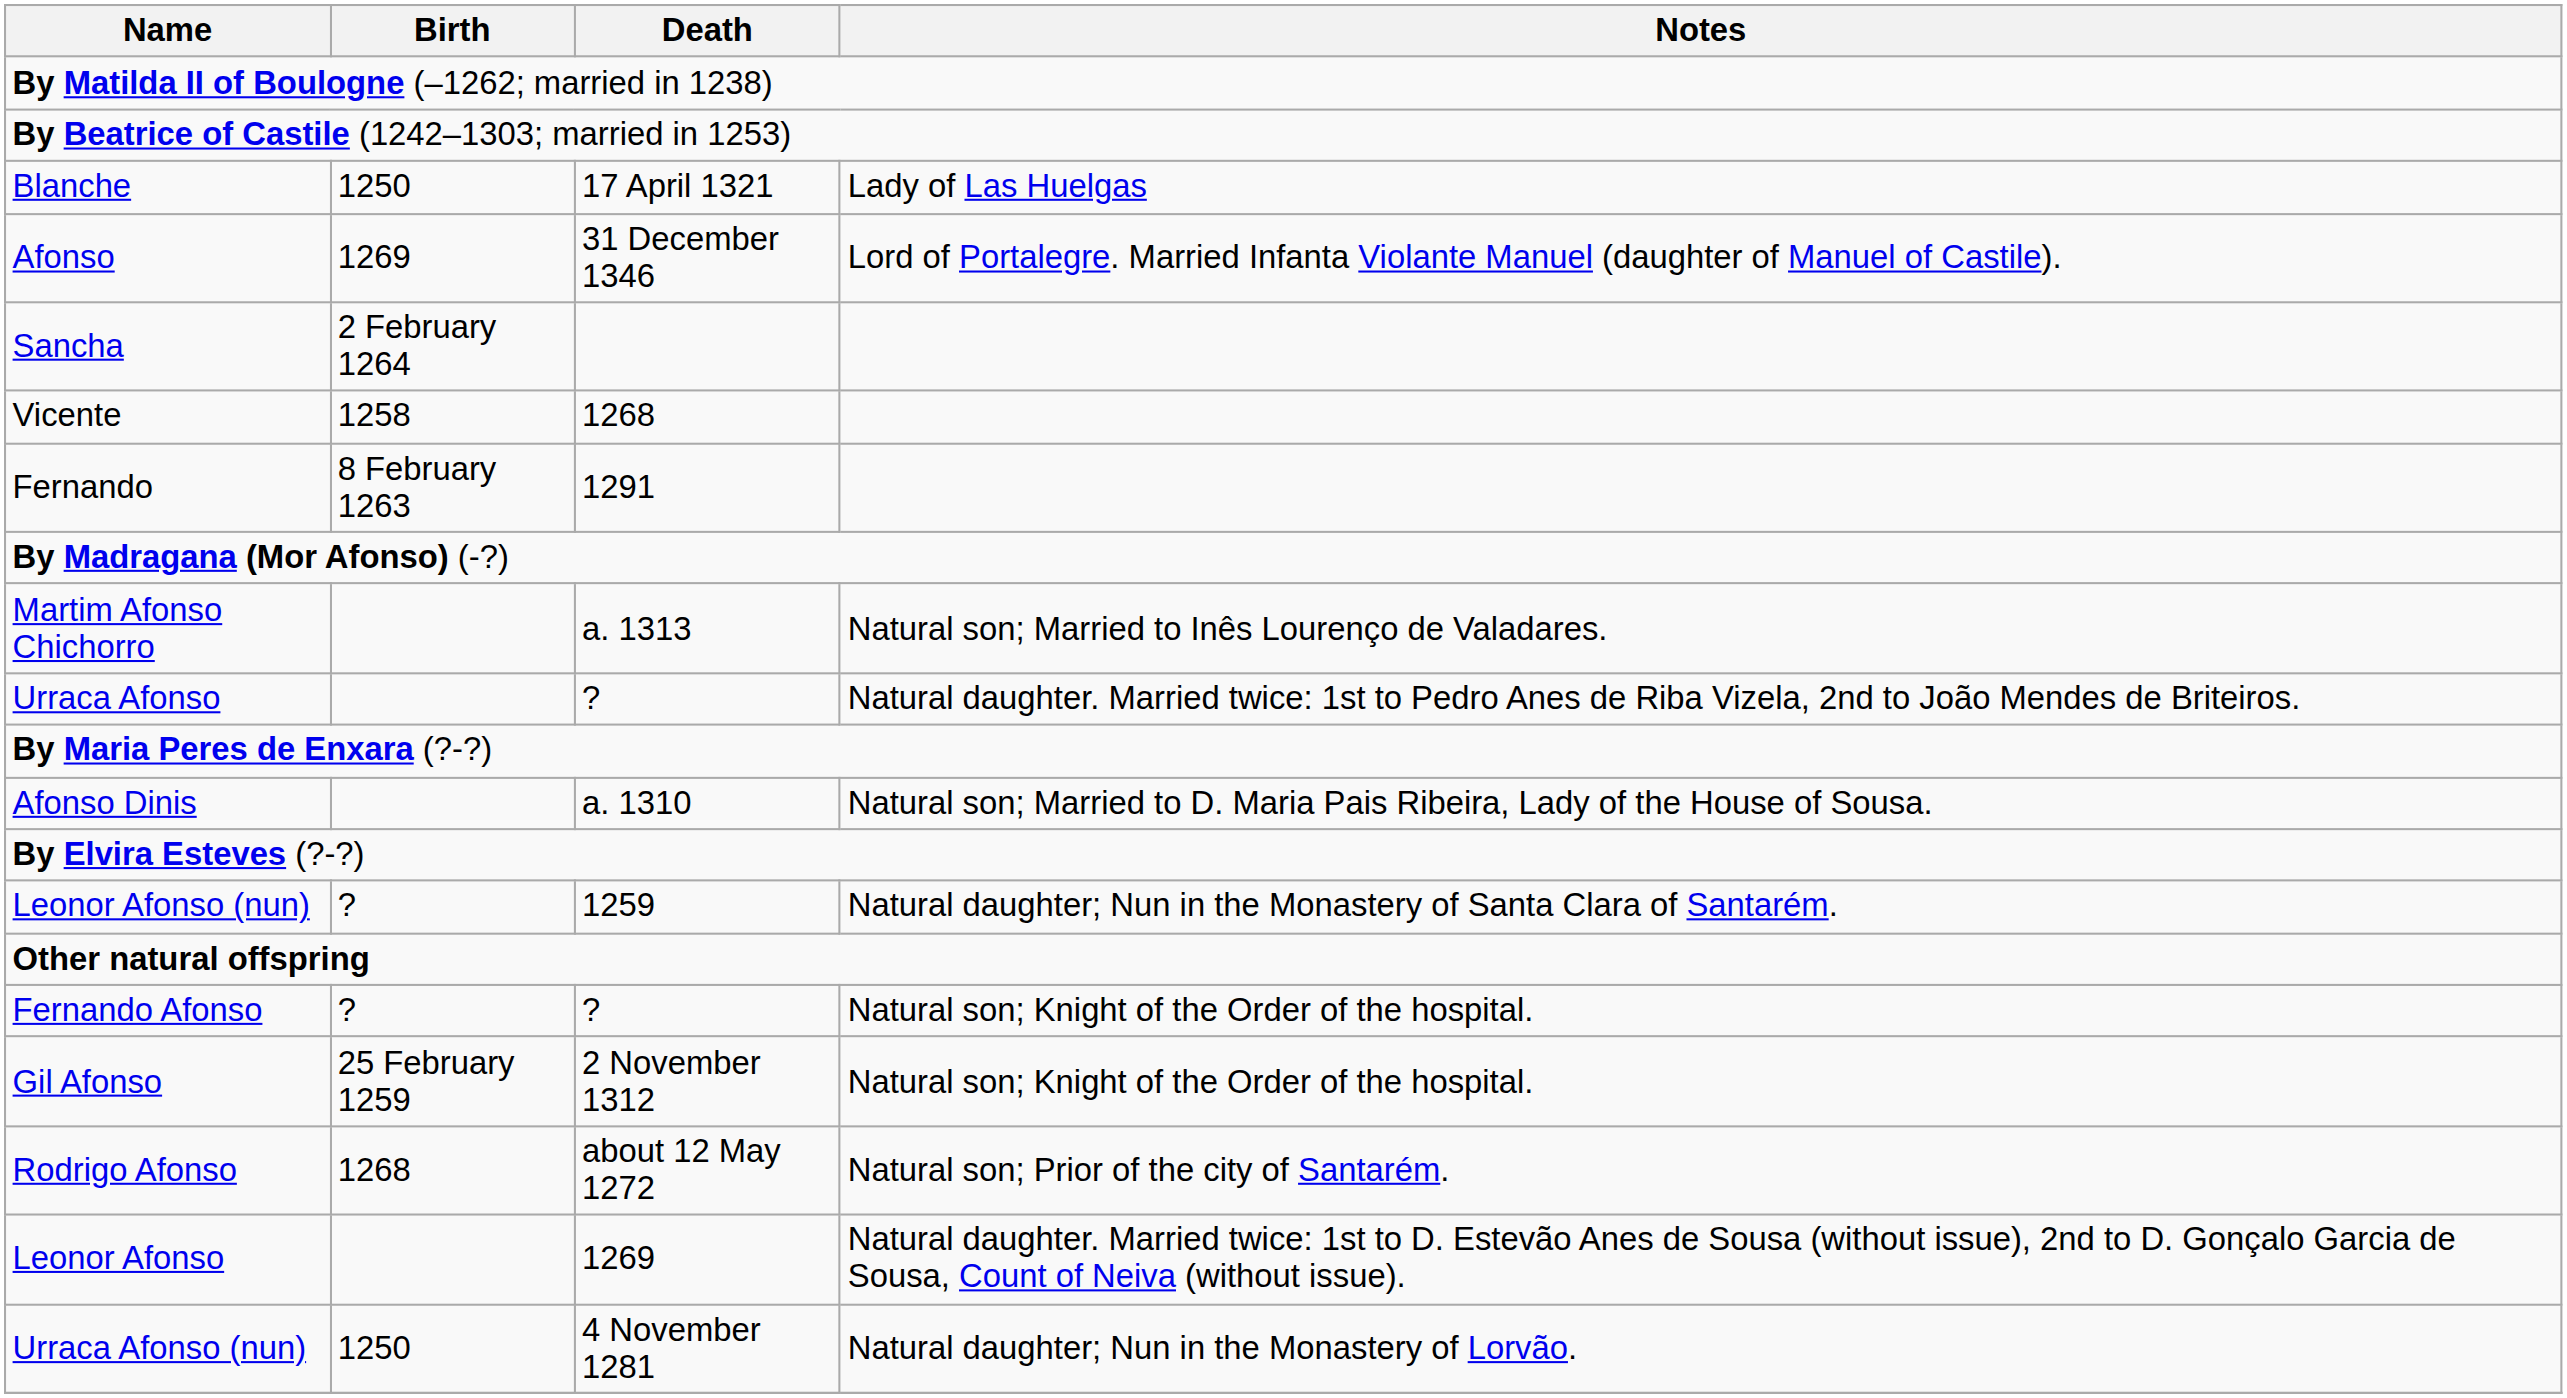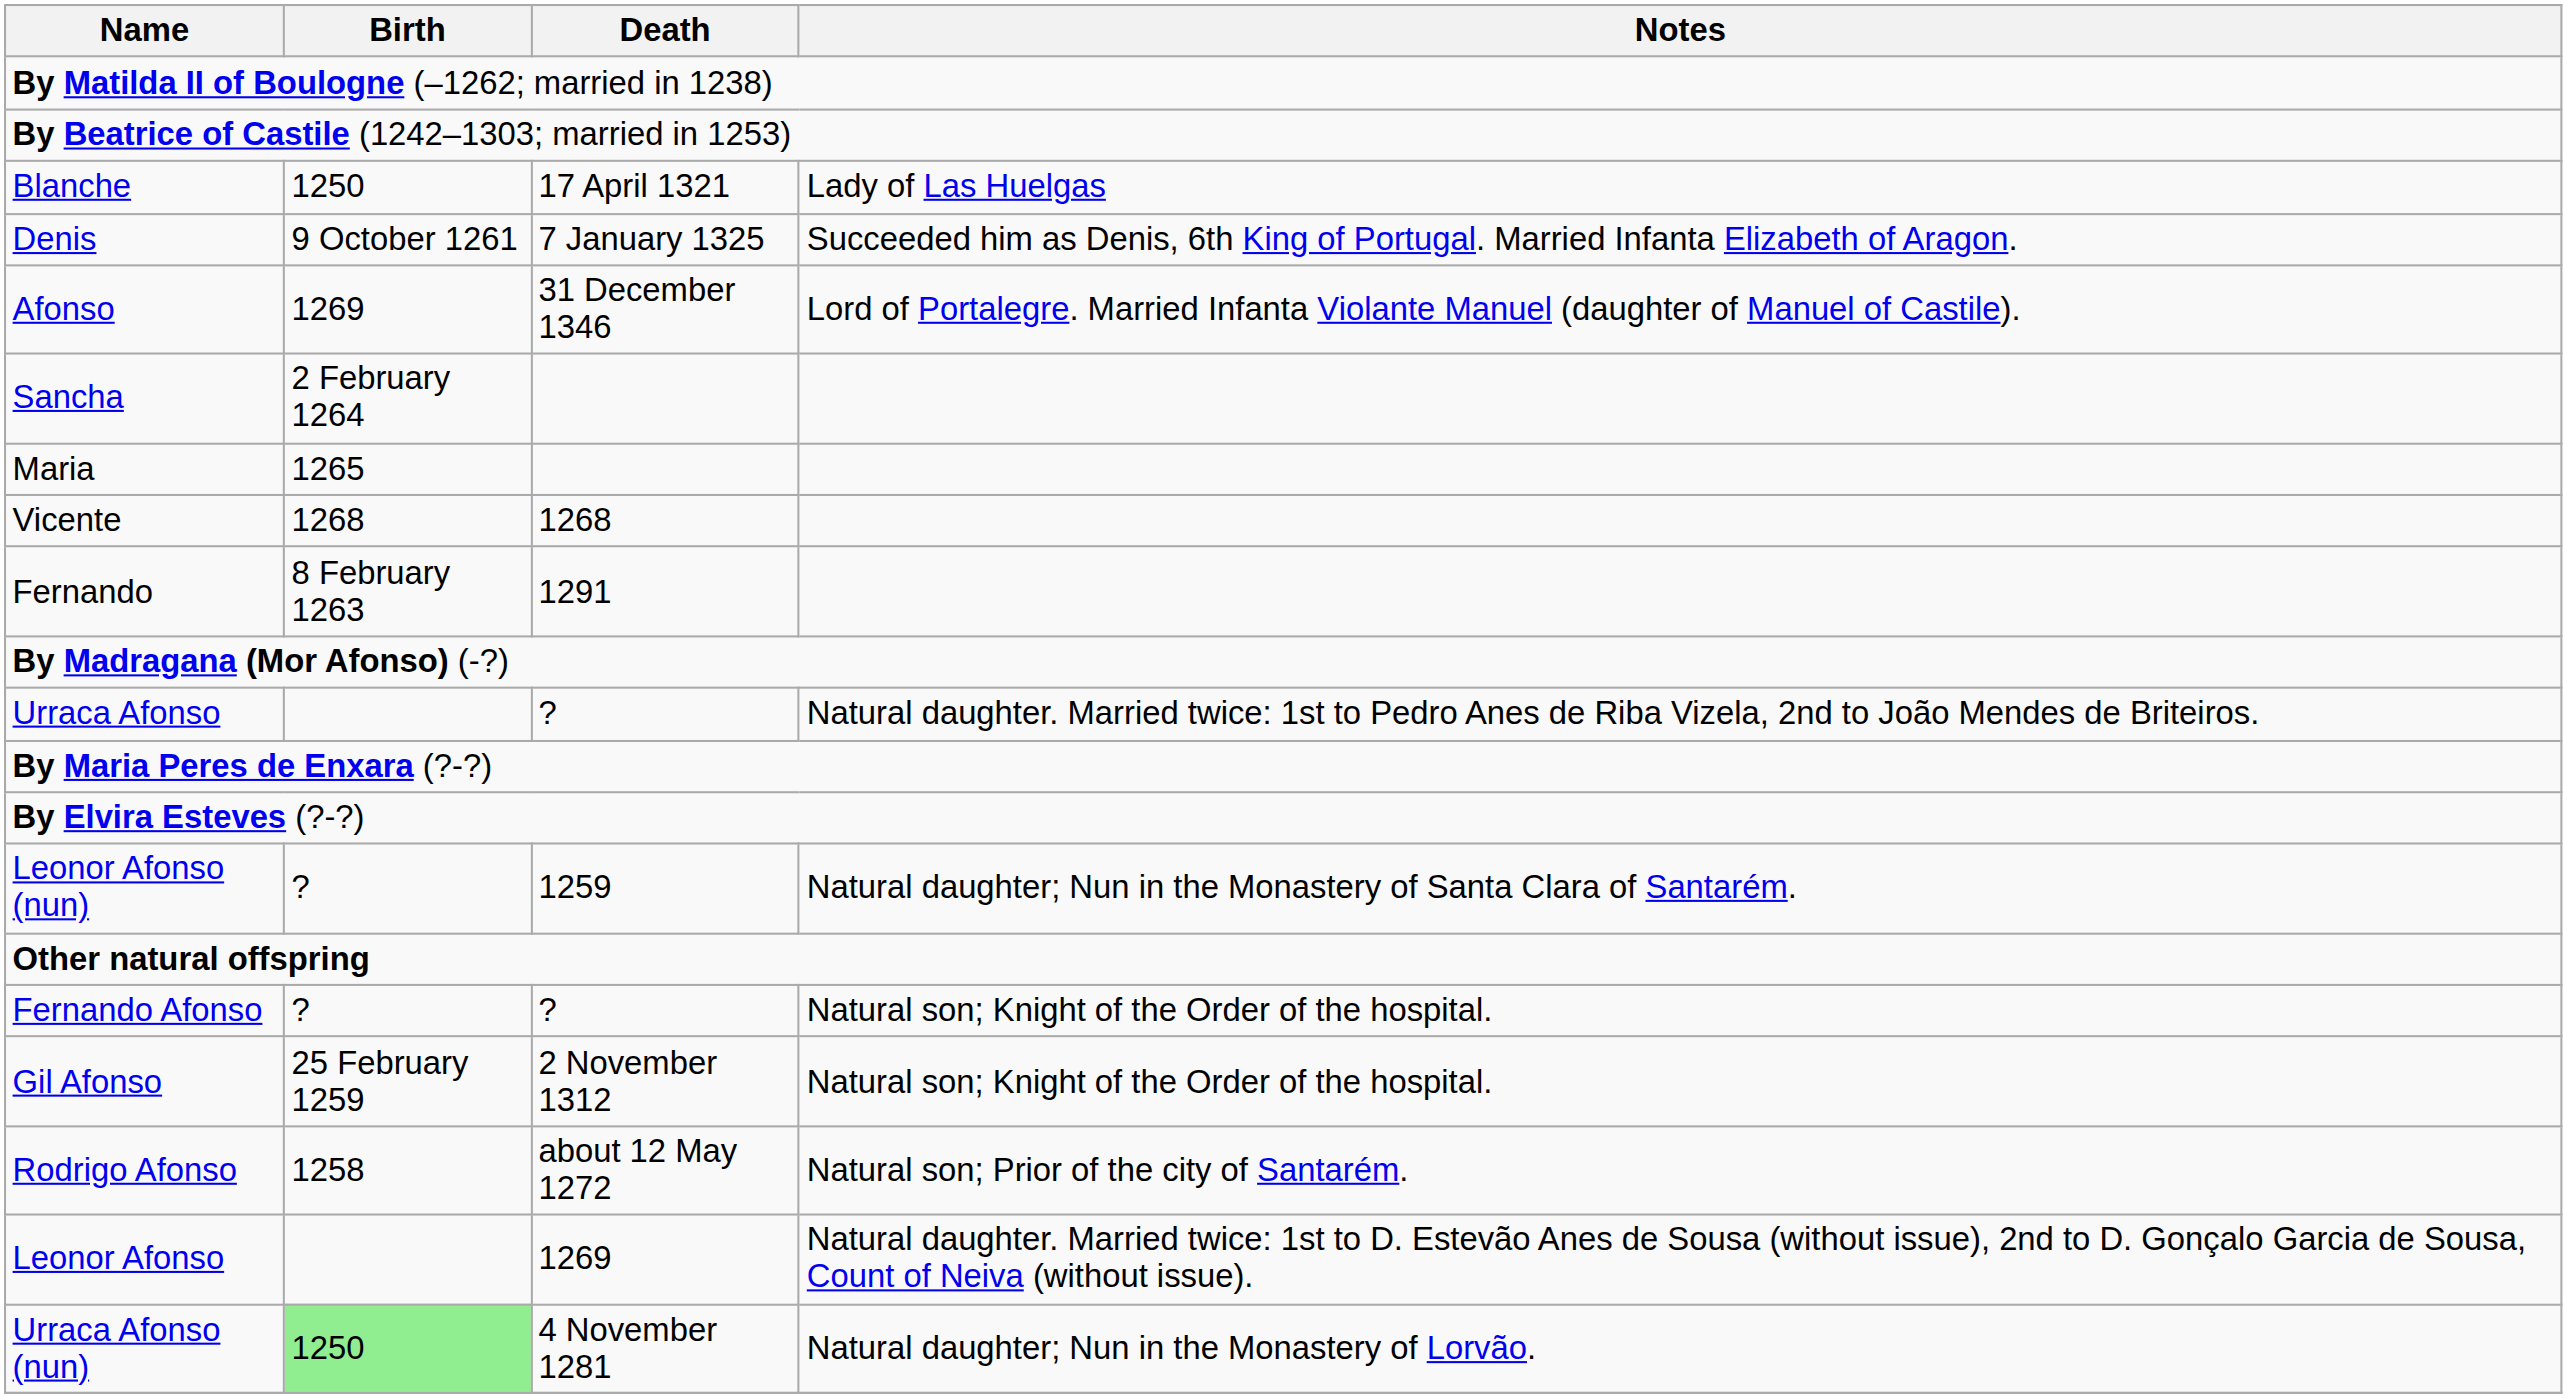+ row: (55, 238)
+ row: (54, 468)
(374, 416) 1258 -> (328, 520) 1268
- row: (117, 627)
- row: (105, 802)
(374, 1169) 1268 -> (328, 1169) 1258
(374, 1347) no background -> (328, 1347) lightgreen background
